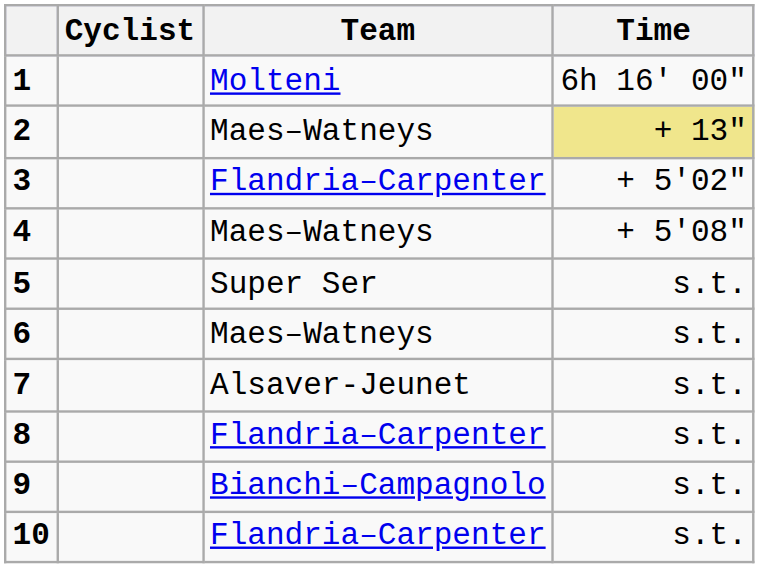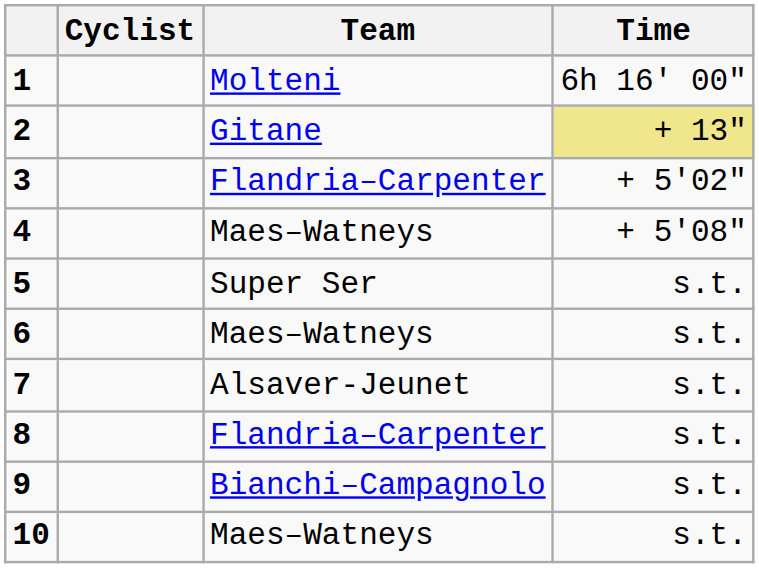(322, 132) Maes–Watneys -> (266, 132) Gitane
(378, 537) Flandria–Carpenter -> (322, 537) Maes–Watneys
